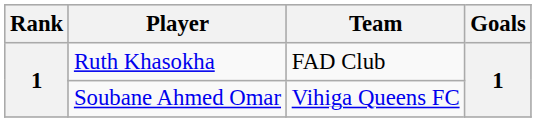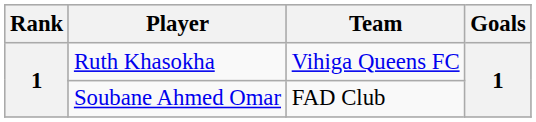(339, 61) FAD Club -> (376, 61) Vihiga Queens FC
(376, 98) Vihiga Queens FC -> (339, 98) FAD Club
